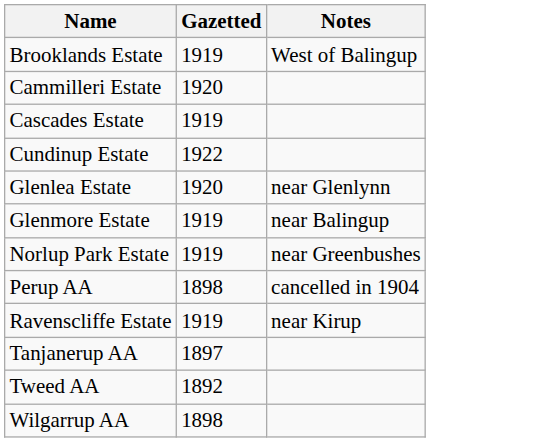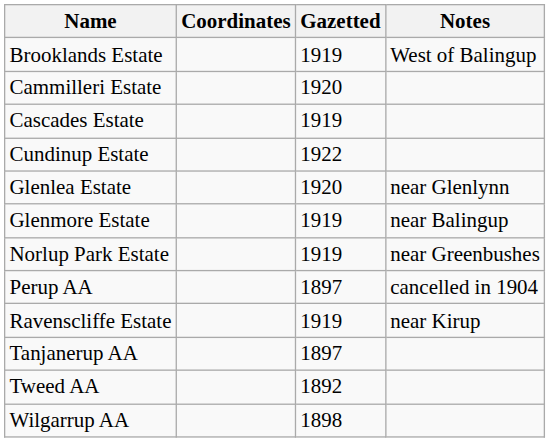+ column: (236, 21)
(202, 287) 1898 -> (321, 287) 1897
